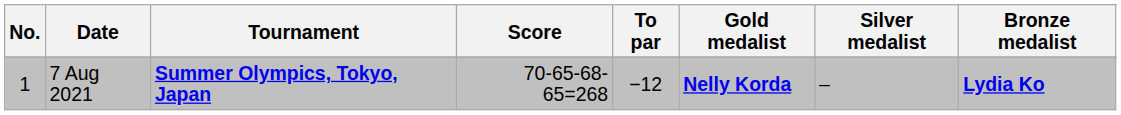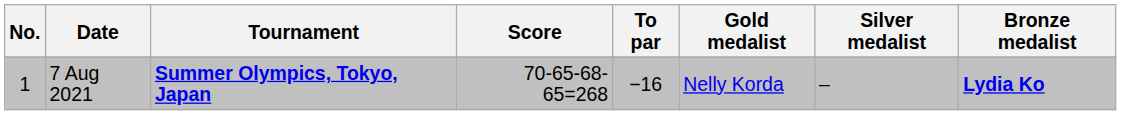(646, 84) −12 -> (646, 84) −16
(737, 84) bold -> (733, 84) normal
